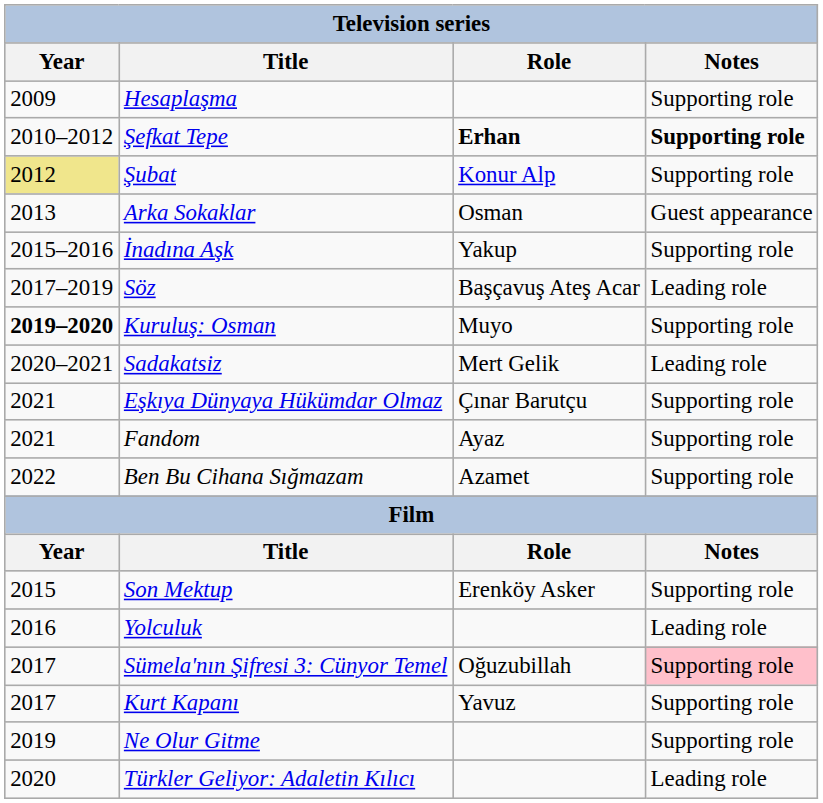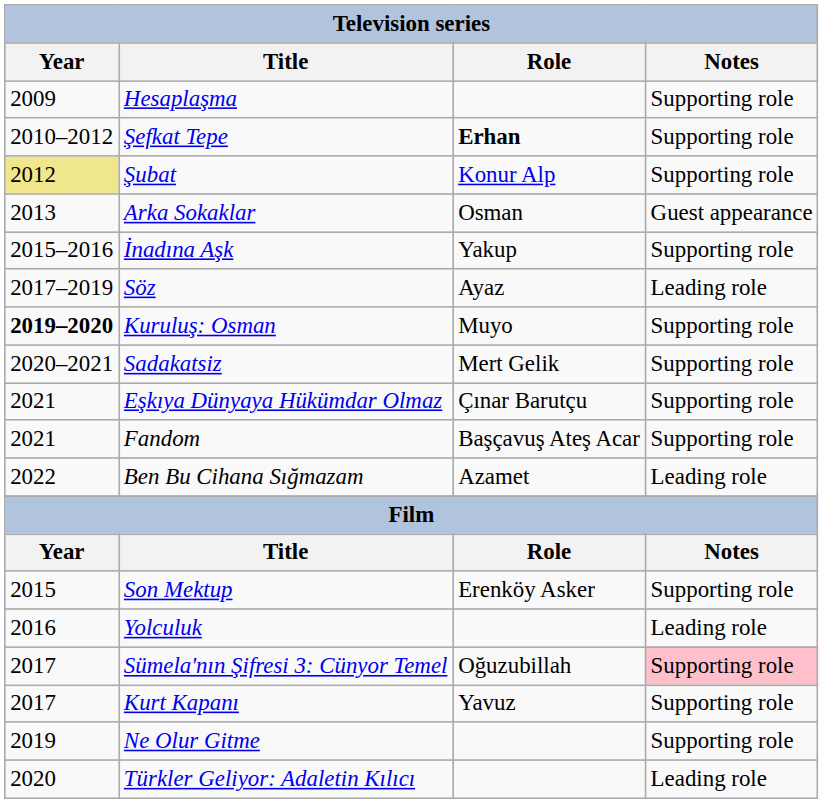(728, 137) bold -> (722, 137) normal
(549, 288) Başçavuş Ateş Acar -> (481, 288) Ayaz
(709, 363) Leading role -> (722, 363) Supporting role
(481, 439) Ayaz -> (549, 439) Başçavuş Ateş Acar
(722, 476) Supporting role -> (709, 476) Leading role
